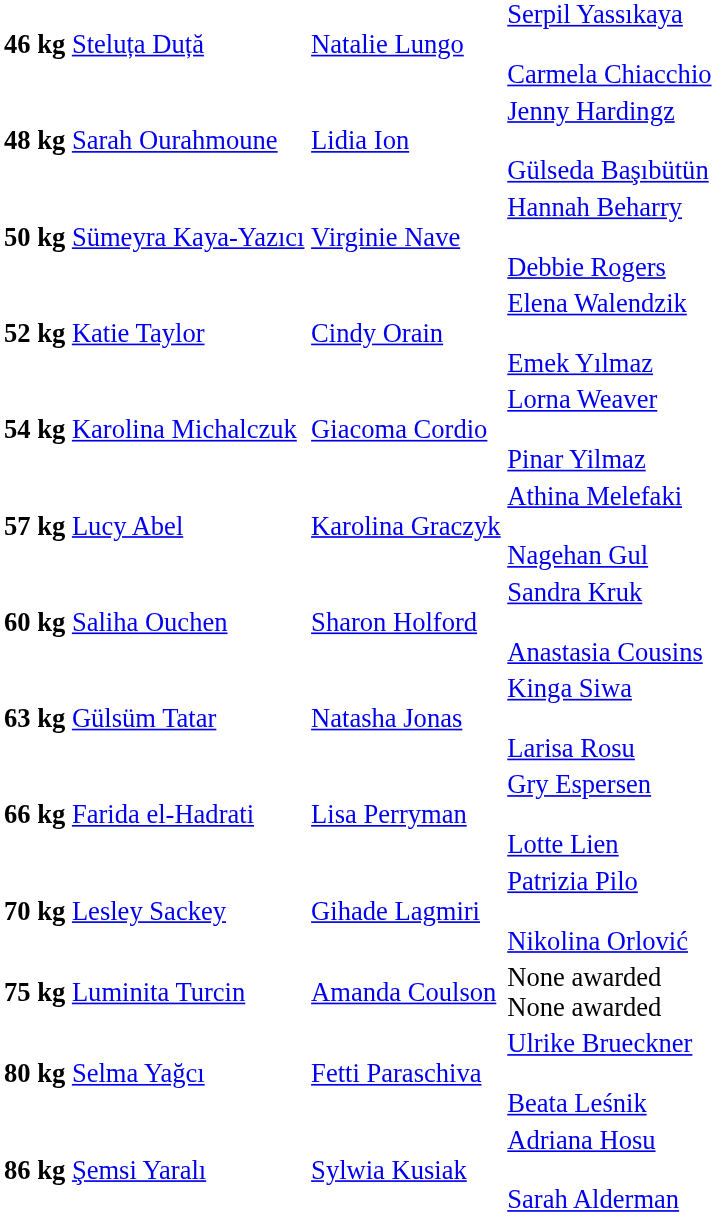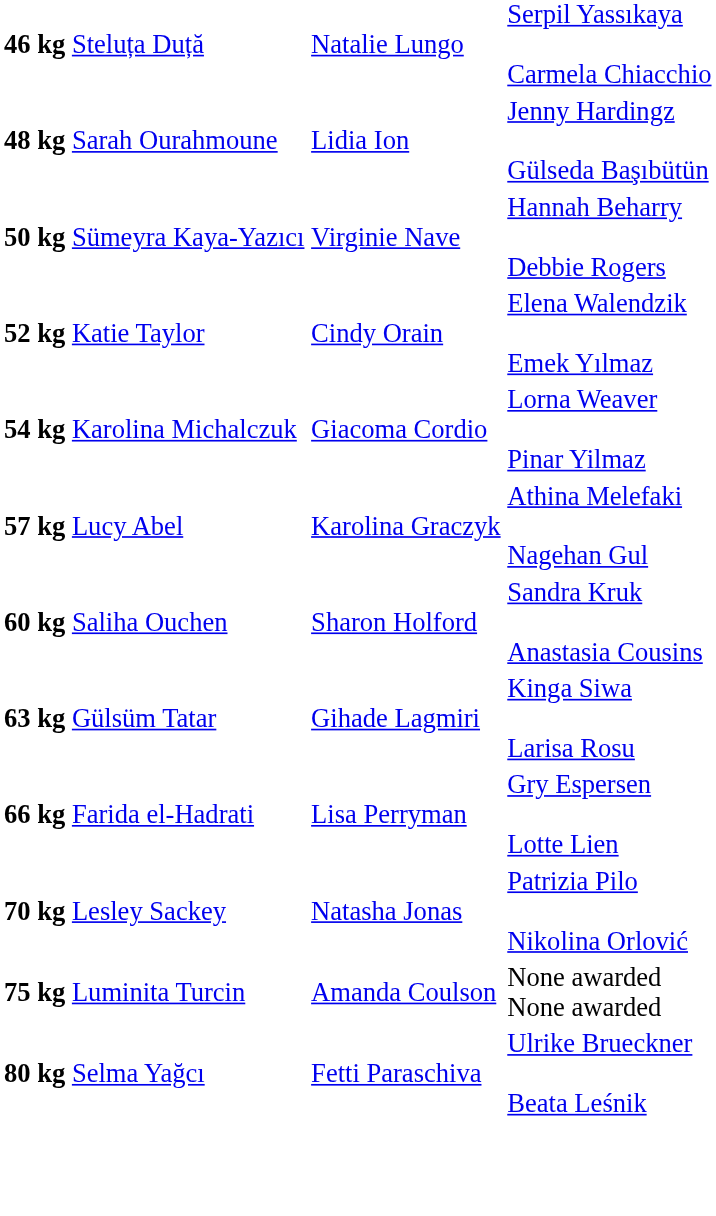(387, 718) Natasha Jonas -> (396, 718) Gihade Lagmiri
(396, 910) Gihade Lagmiri -> (387, 910) Natasha Jonas
- row: (35, 1169)
